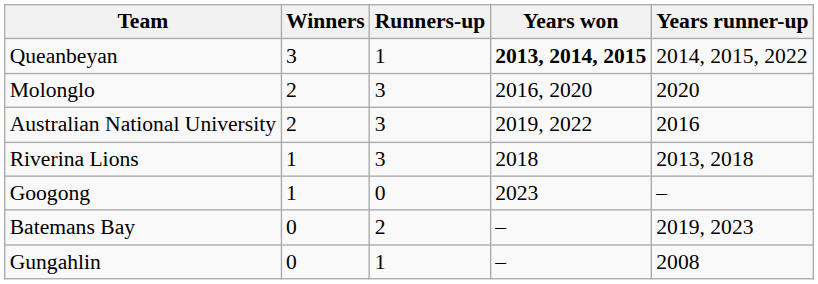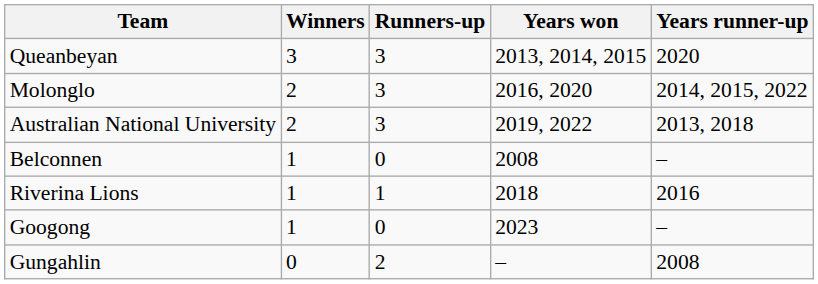(380, 55) 1 -> (380, 55) 3
(571, 55) bold -> (571, 55) normal
(732, 55) 2014, 2015, 2022 -> (678, 55) 2020
(678, 90) 2020 -> (732, 90) 2014, 2015, 2022
(678, 124) 2016 -> (705, 124) 2013, 2018
+ row: (56, 158)
(380, 158) 3 -> (380, 192) 1
(705, 158) 2013, 2018 -> (678, 192) 2016
- row: (72, 227)
(380, 261) 1 -> (380, 261) 2
